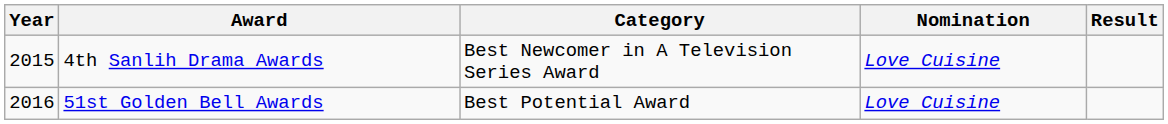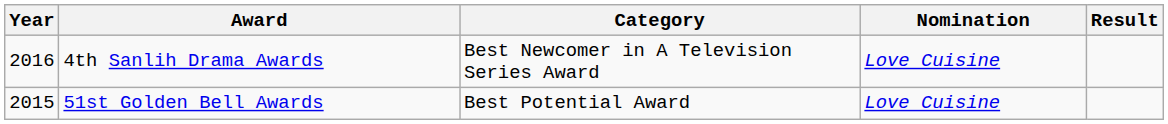(32, 62) 2015 -> (32, 62) 2016
(32, 103) 2016 -> (32, 103) 2015
